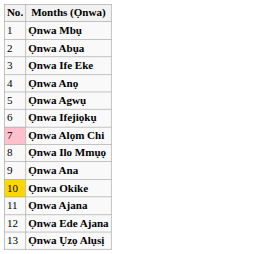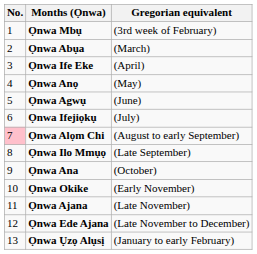+ column: (182, 13)
(12, 188) gold background -> (12, 188) no background
